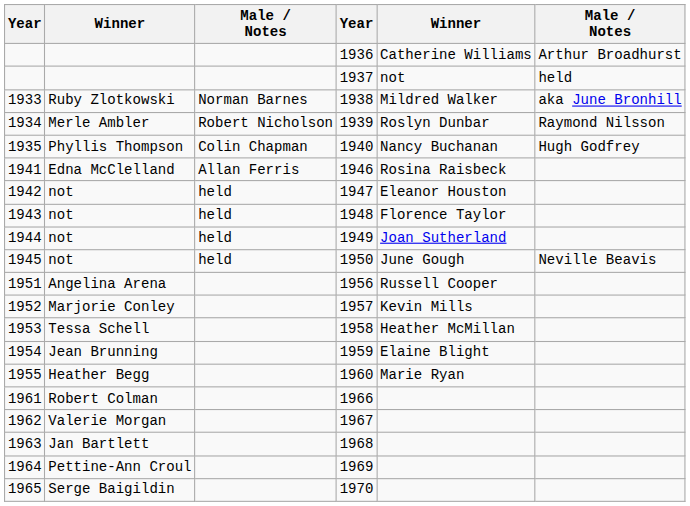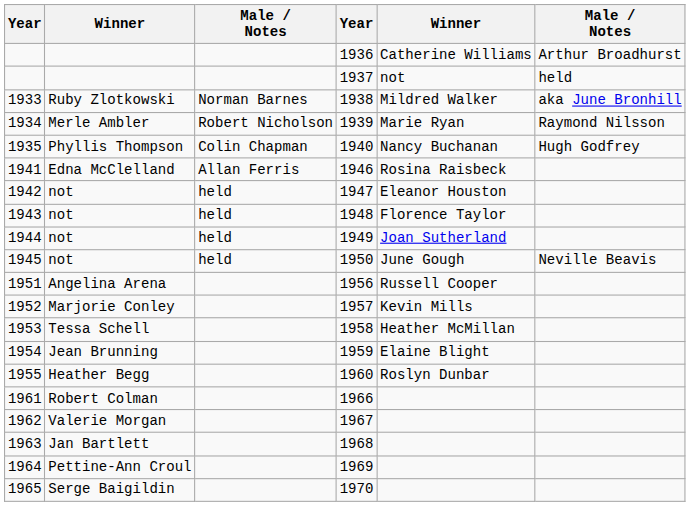(435, 124) Roslyn Dunbar -> (422, 124) Marie Ryan
(422, 375) Marie Ryan -> (435, 375) Roslyn Dunbar
